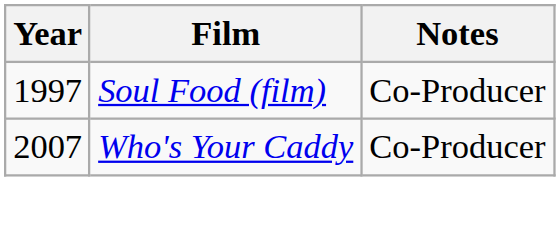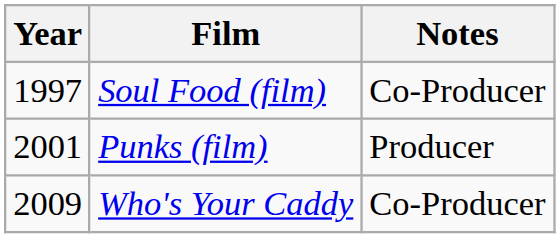+ row: (183, 146)
(48, 146) 2007 -> (48, 203) 2009
